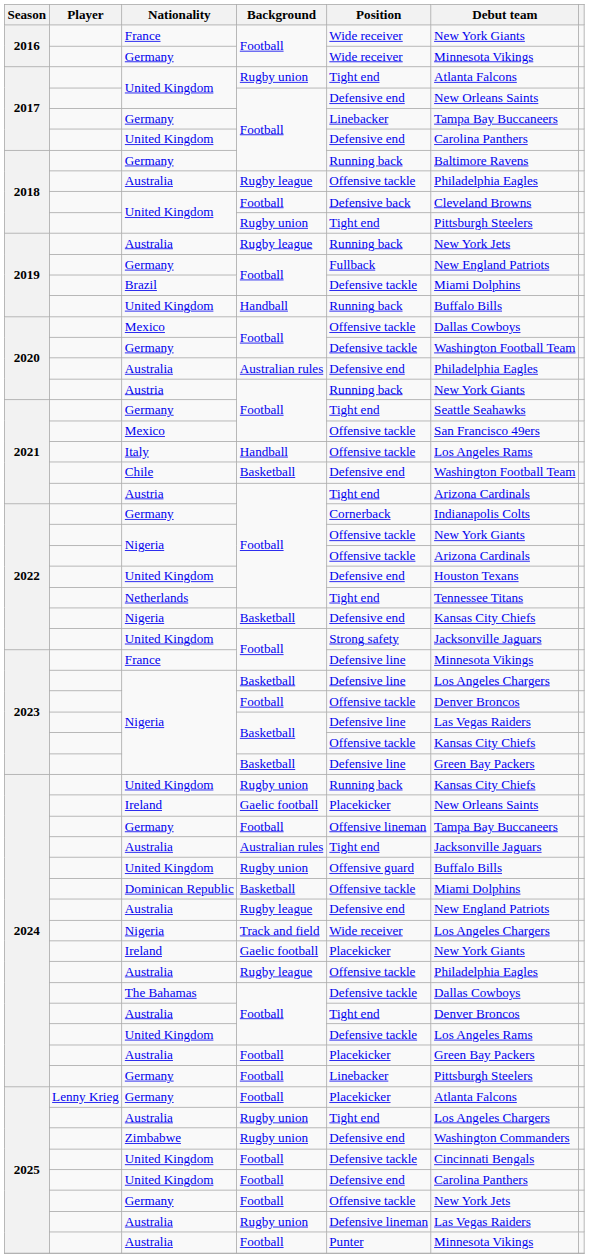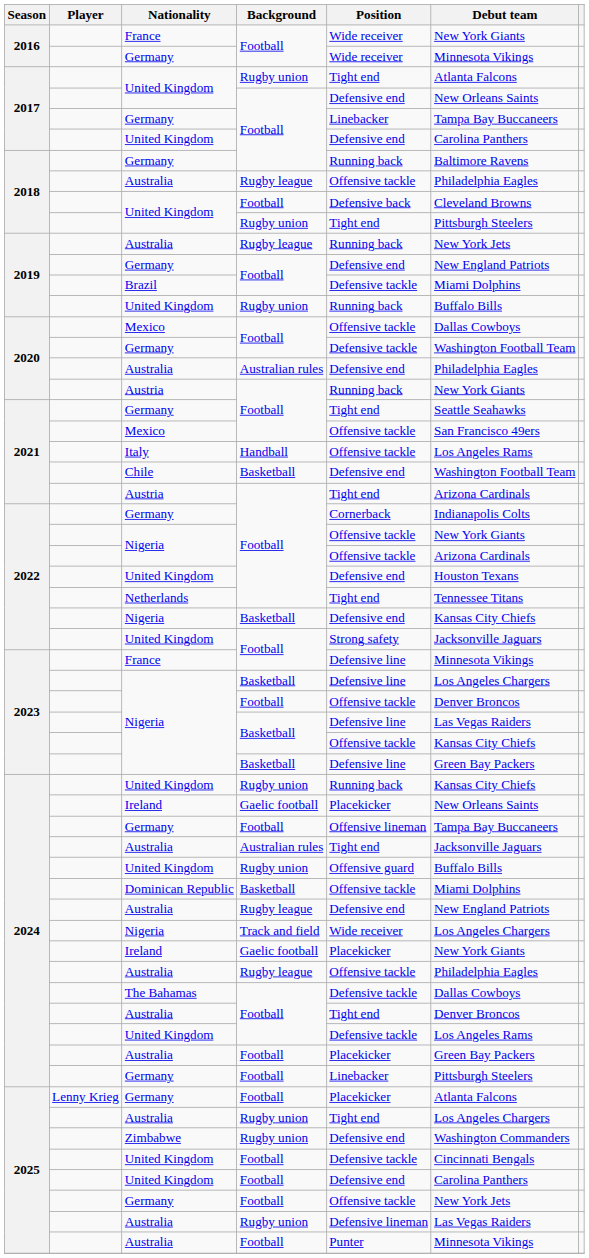(352, 264) Fullback -> (367, 264) Defensive end
(264, 306) Handball -> (274, 306) Rugby union
